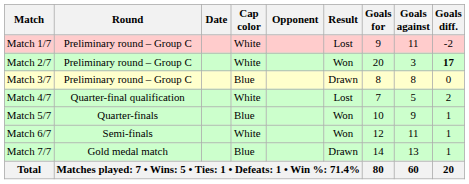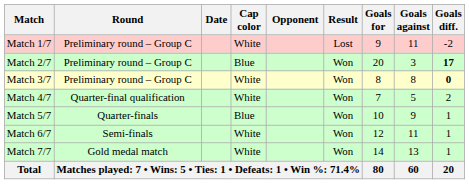(247, 61) White -> (244, 61) Blue
(244, 79) Blue -> (247, 79) White
(343, 79) Drawn -> (343, 79) Won
(448, 79) normal -> (448, 79) bold
(343, 97) Lost -> (343, 97) Won
(244, 151) Blue -> (247, 151) White
(343, 151) Drawn -> (343, 151) Won
